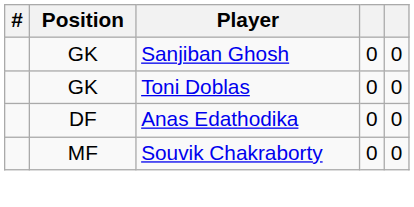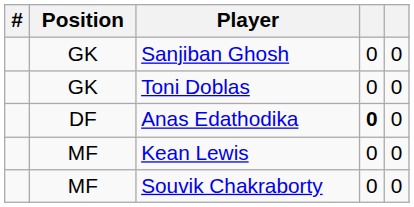(372, 119) normal -> (372, 119) bold
+ row: (195, 152)
